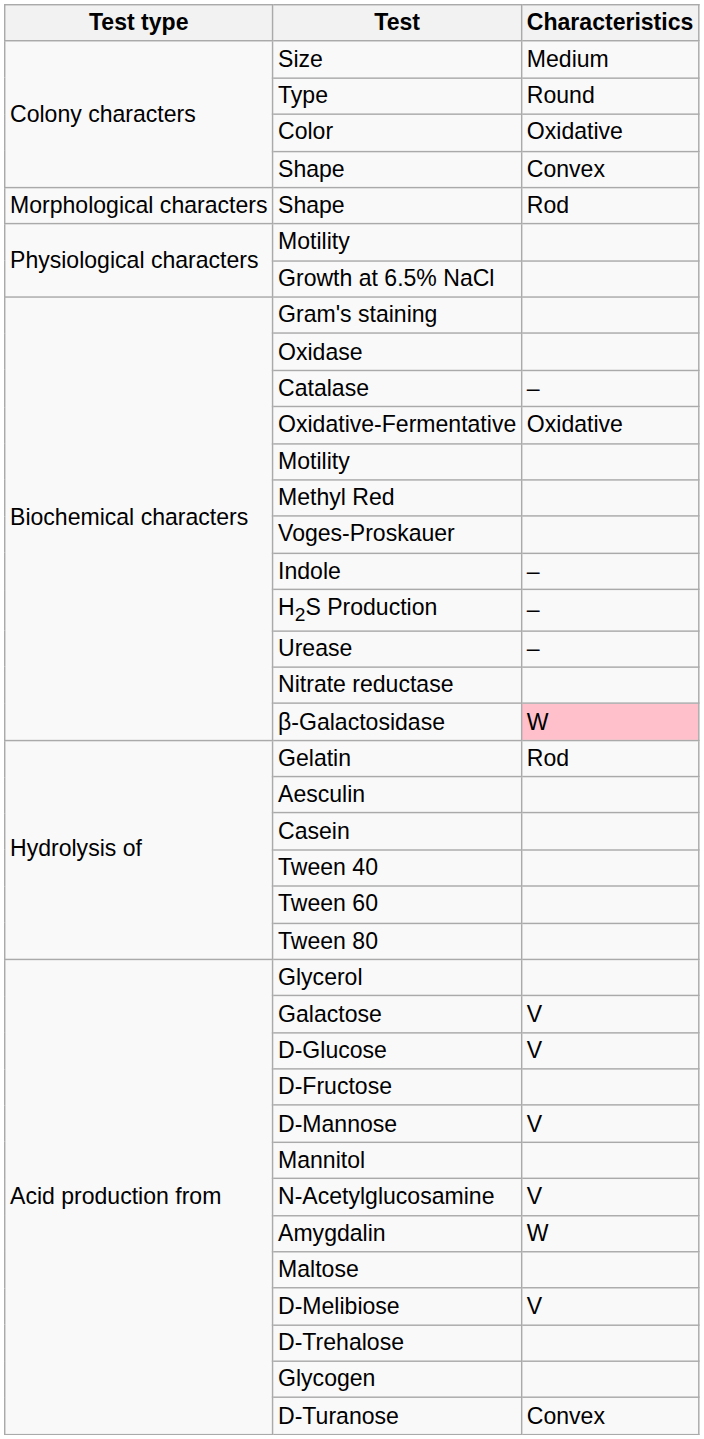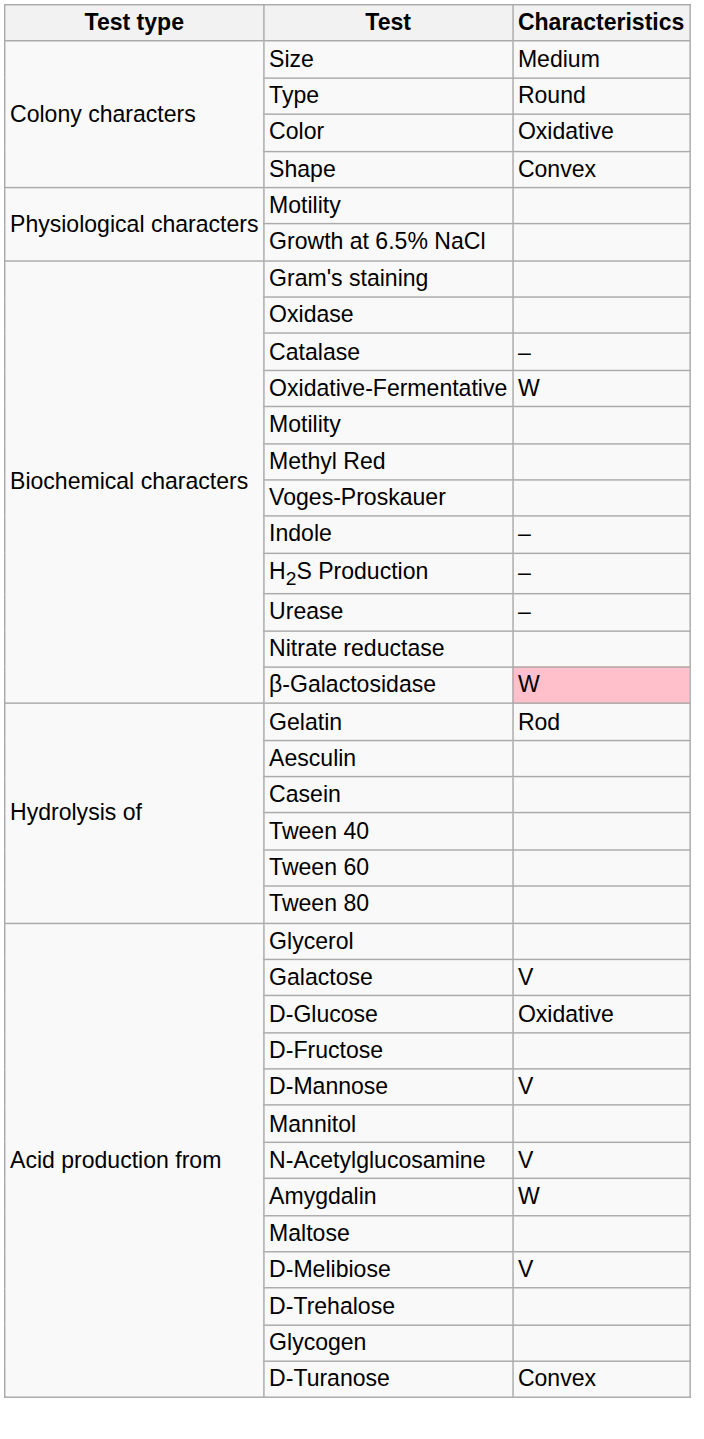- row: (139, 205)
(575, 424) Oxidative -> (529, 388) W
(535, 1050) V -> (566, 1013) Oxidative
